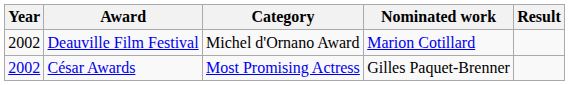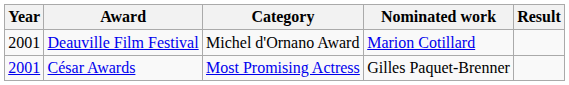(24, 42) 2002 -> (24, 42) 2001
(24, 67) 2002 -> (24, 67) 2001
